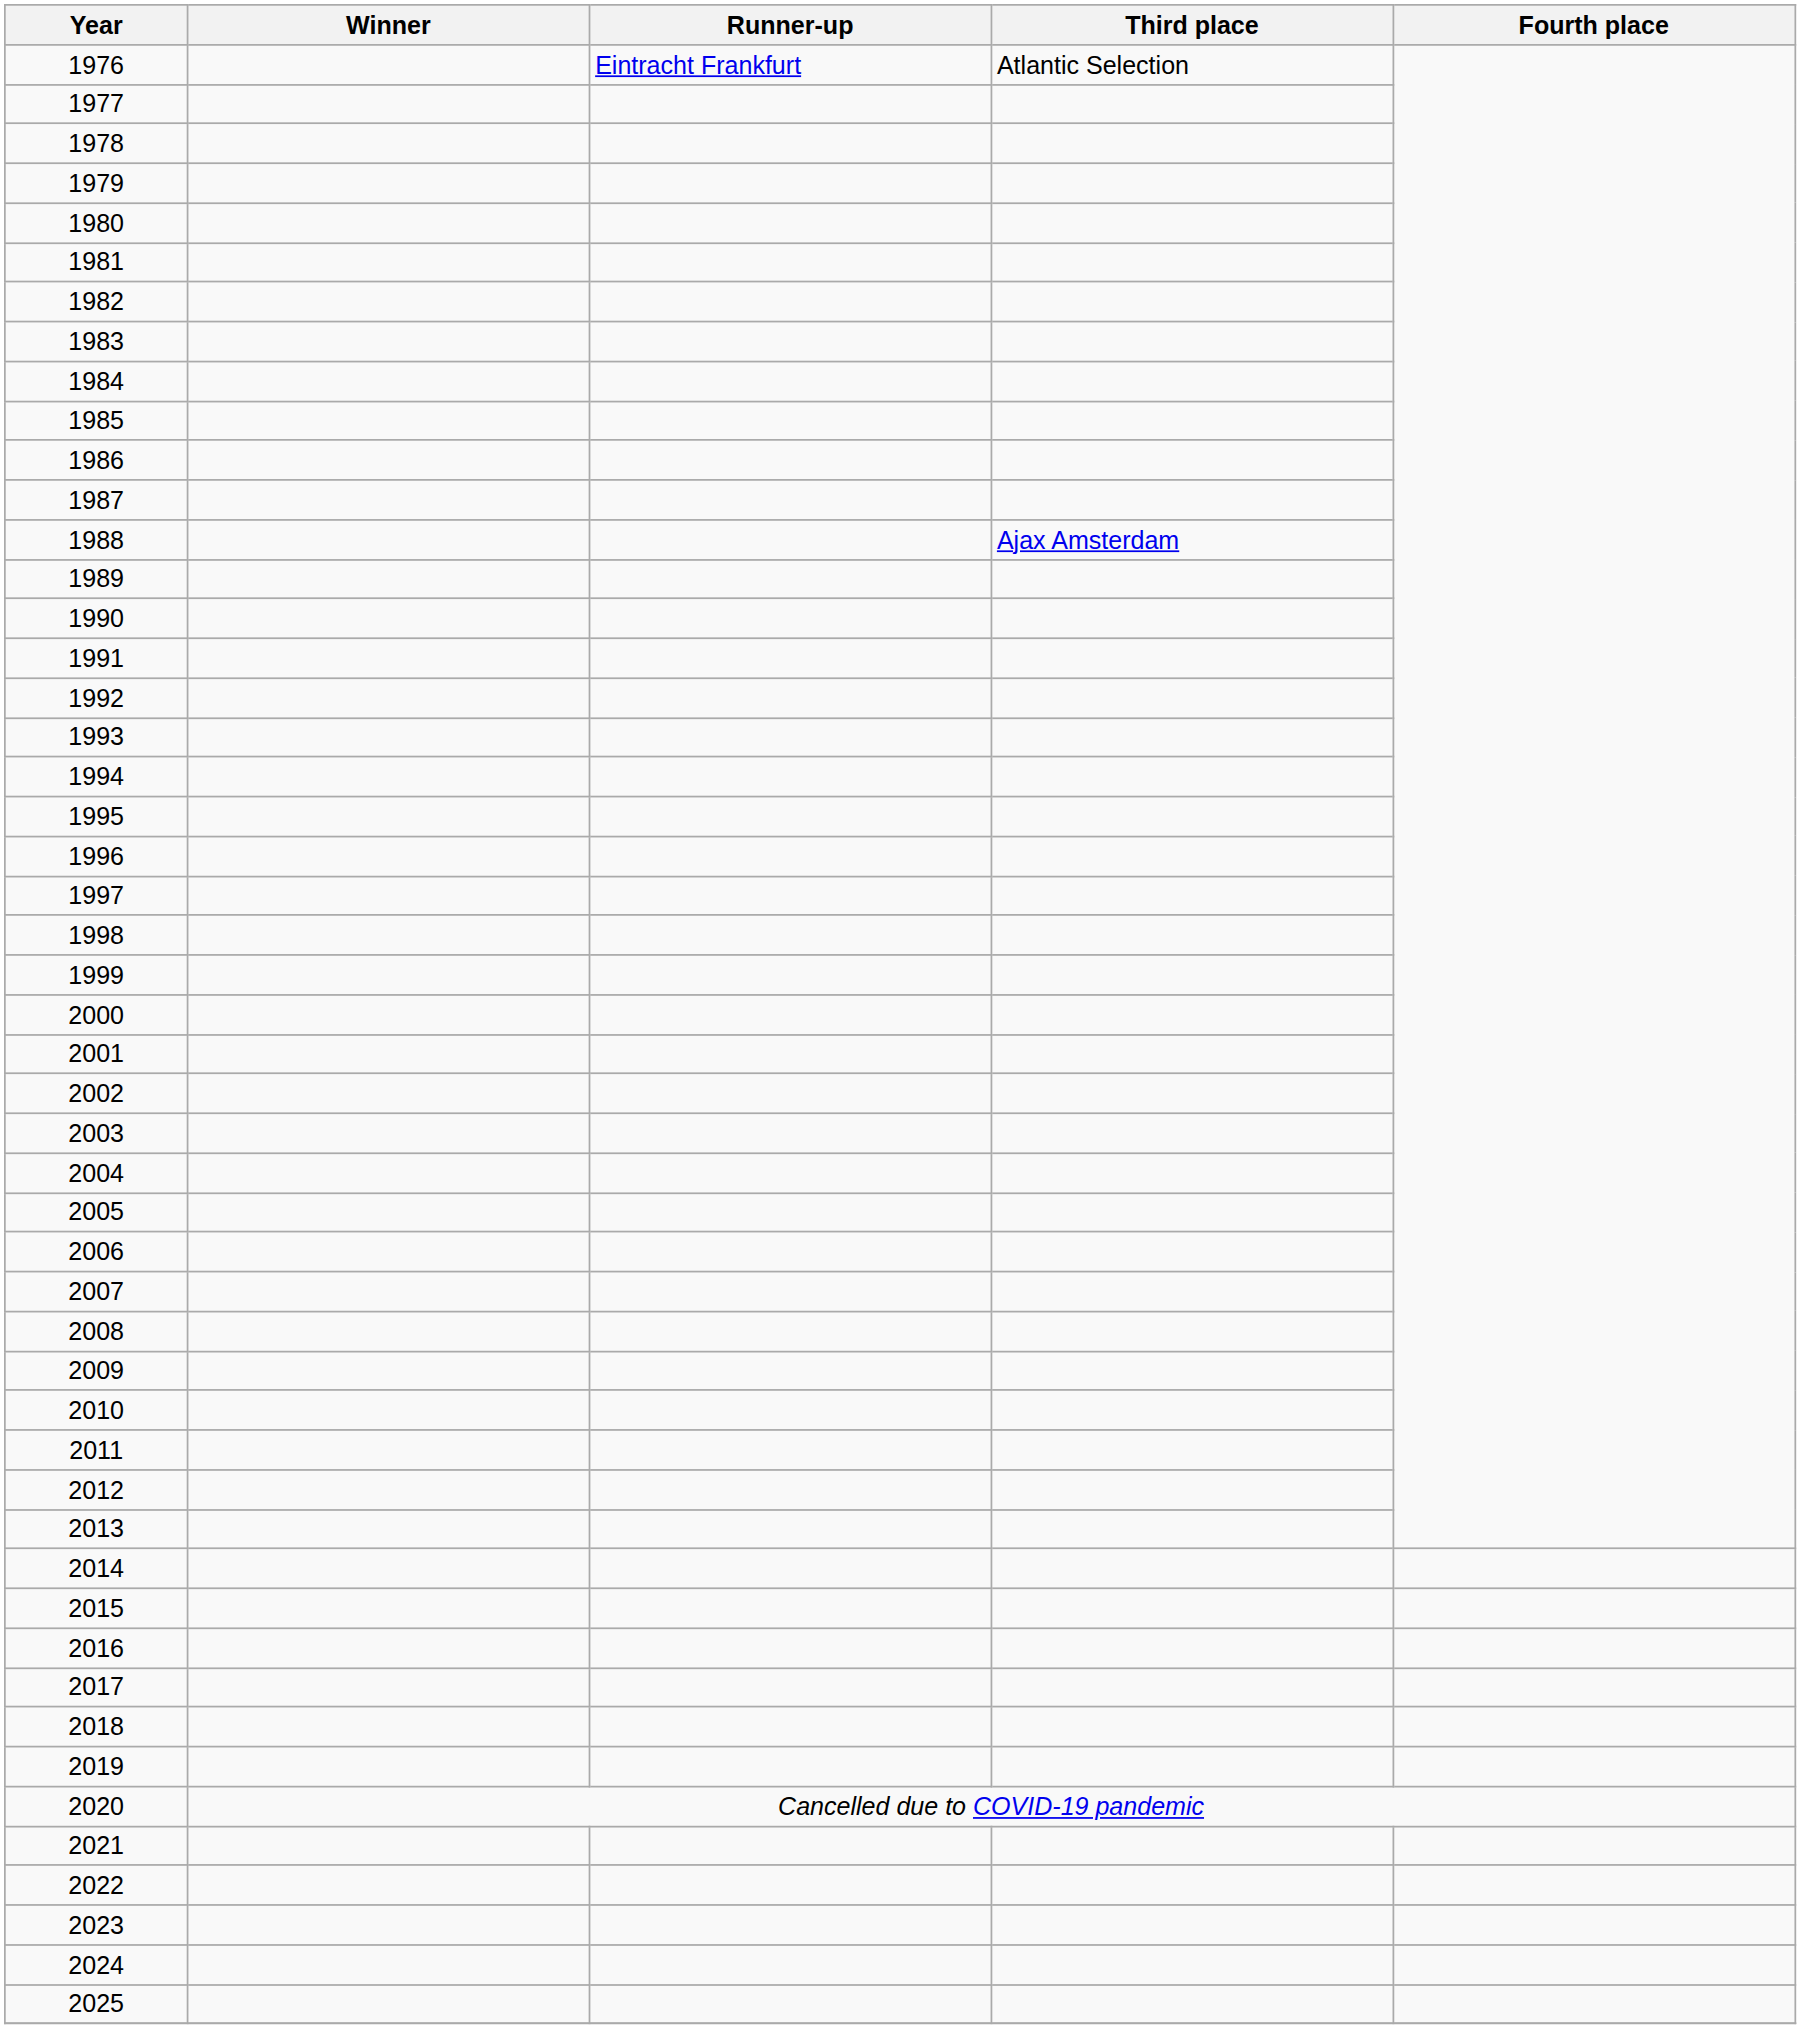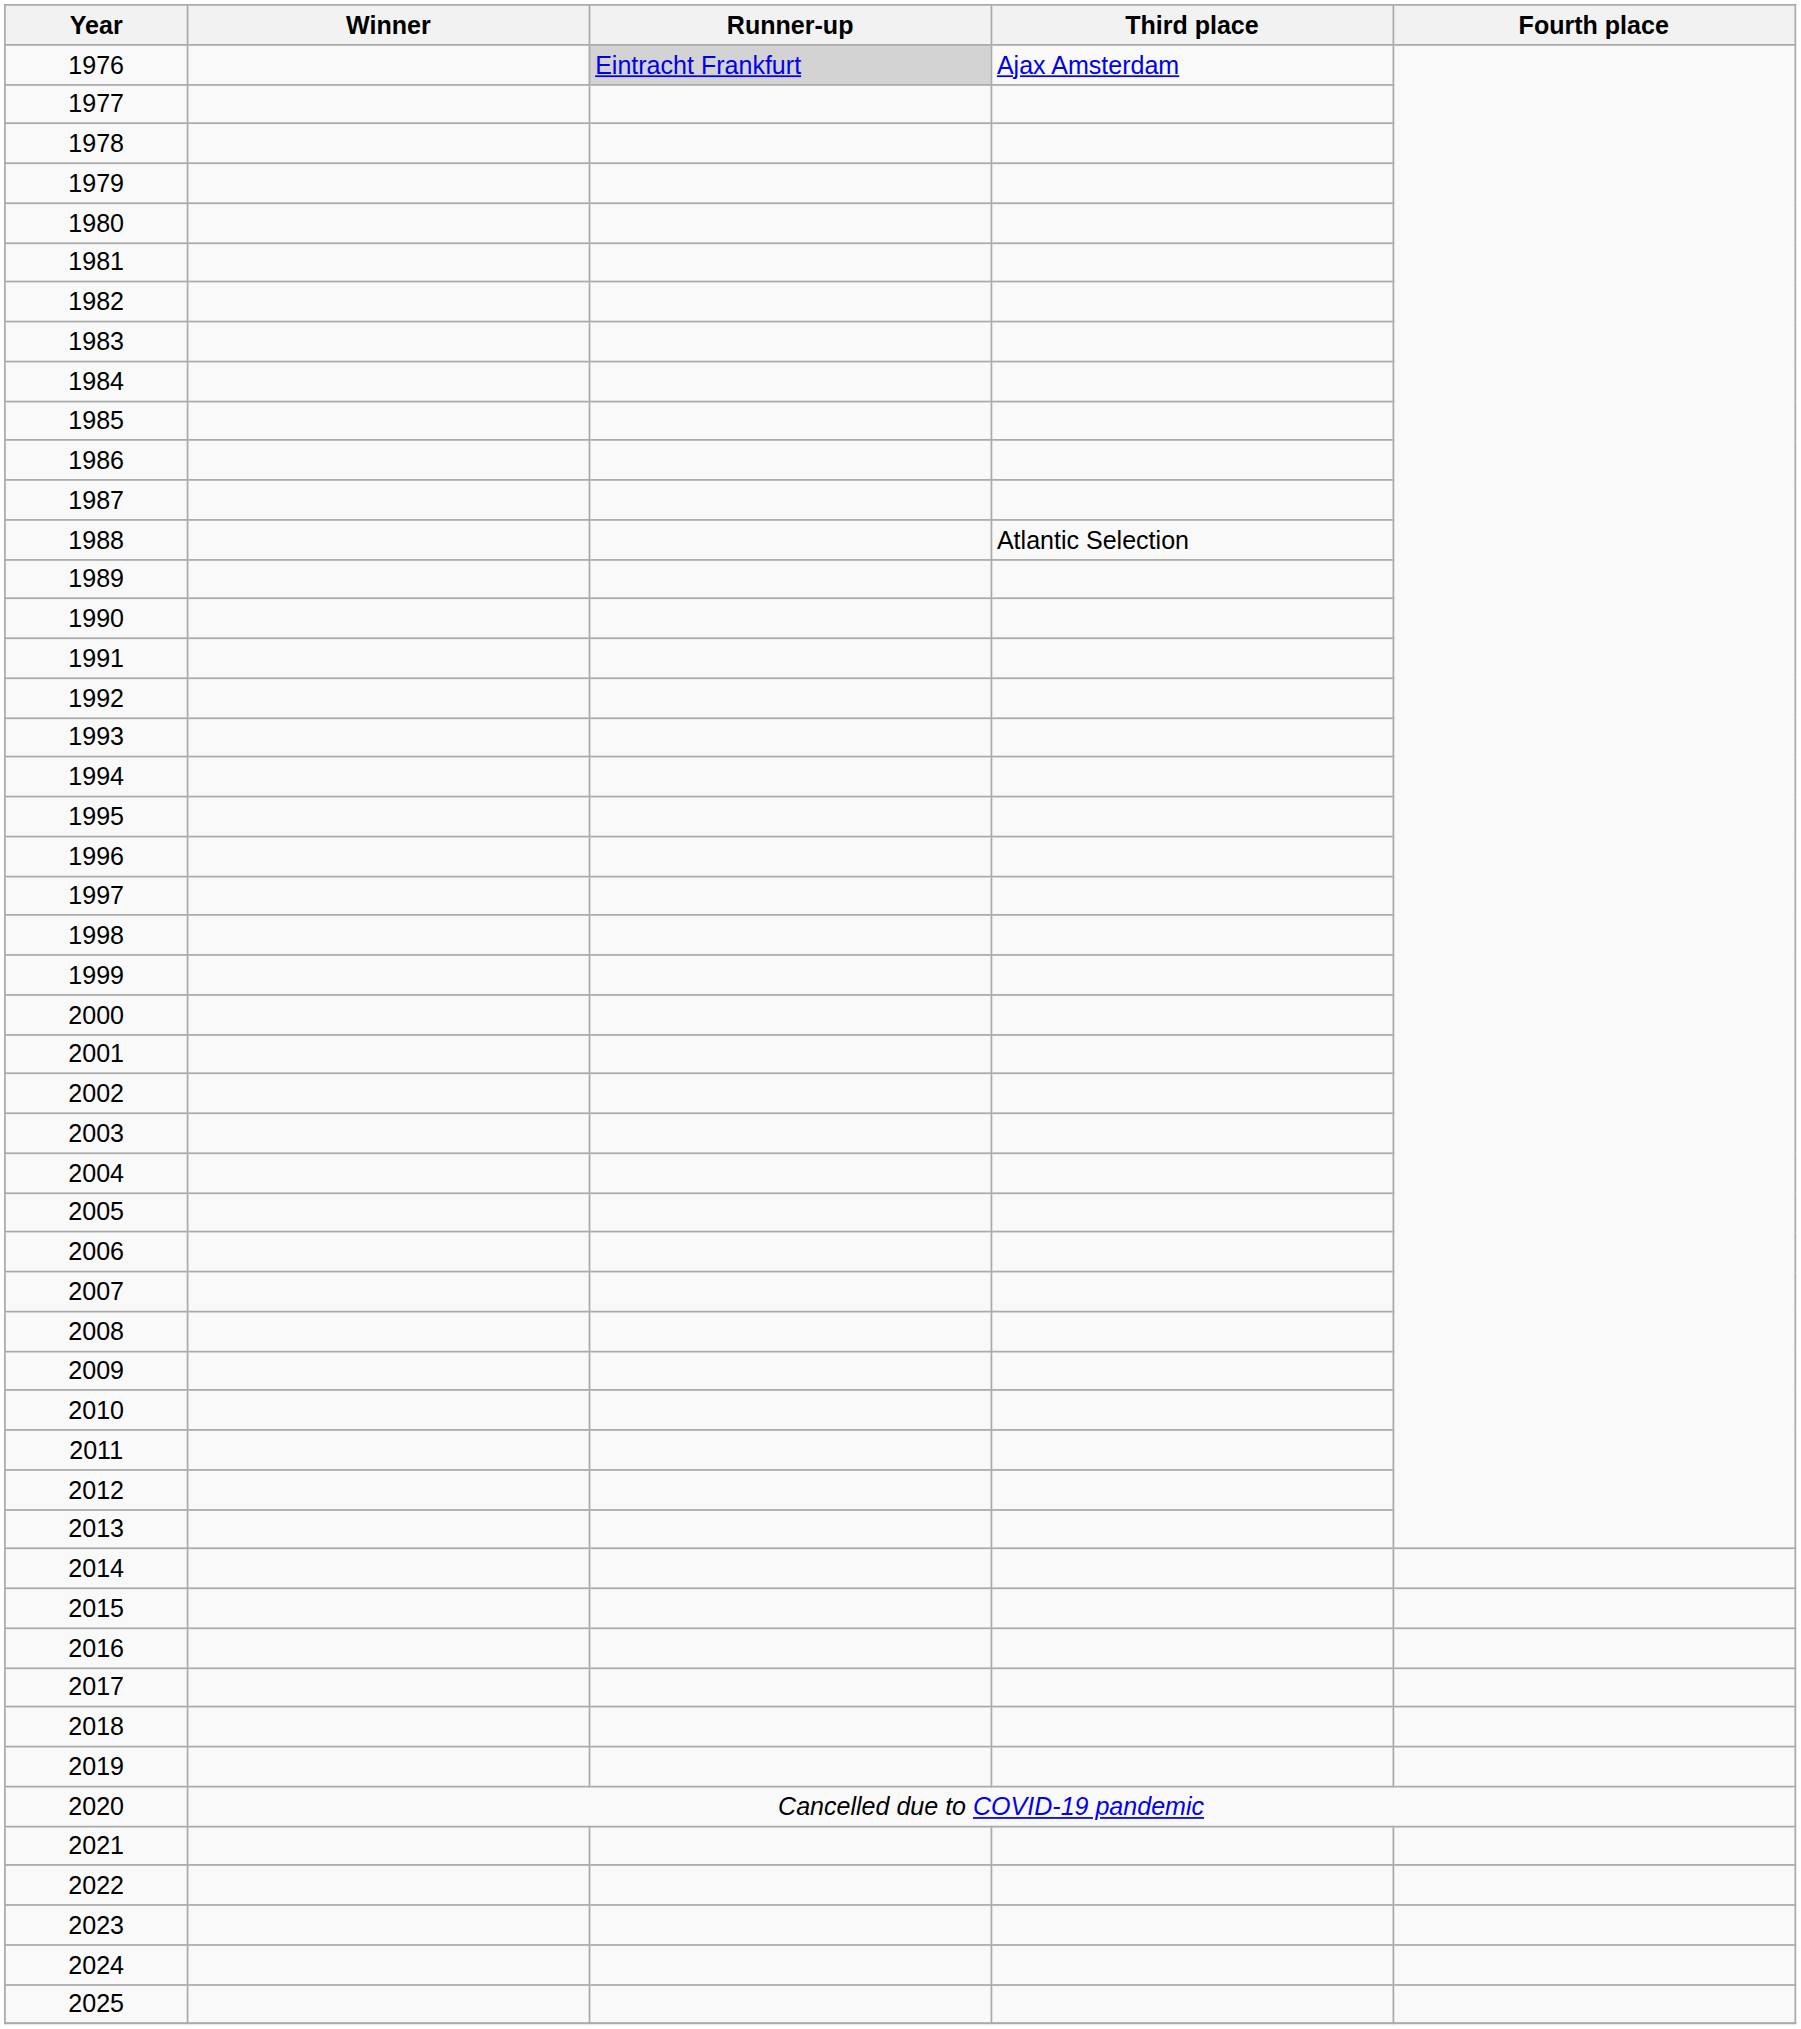(698, 65) no background -> (698, 65) lightgrey background
(1093, 65) Atlantic Selection -> (1088, 65) Ajax Amsterdam
(1088, 540) Ajax Amsterdam -> (1093, 540) Atlantic Selection
